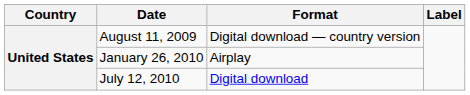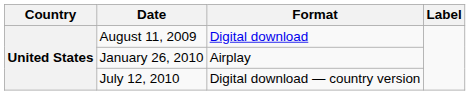(315, 36) Digital download — country version -> (259, 36) Digital download
(259, 79) Digital download -> (315, 79) Digital download — country version
